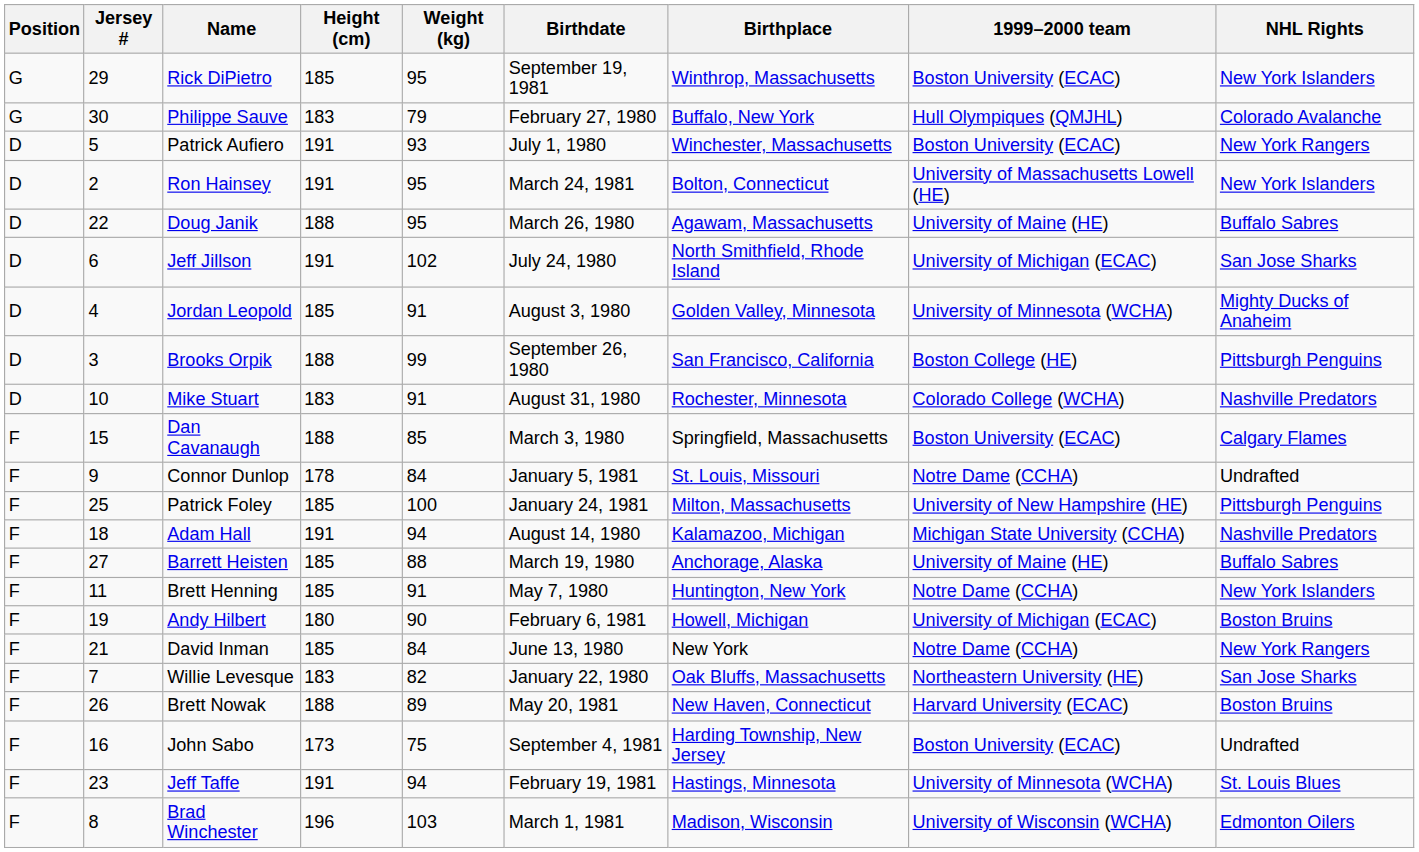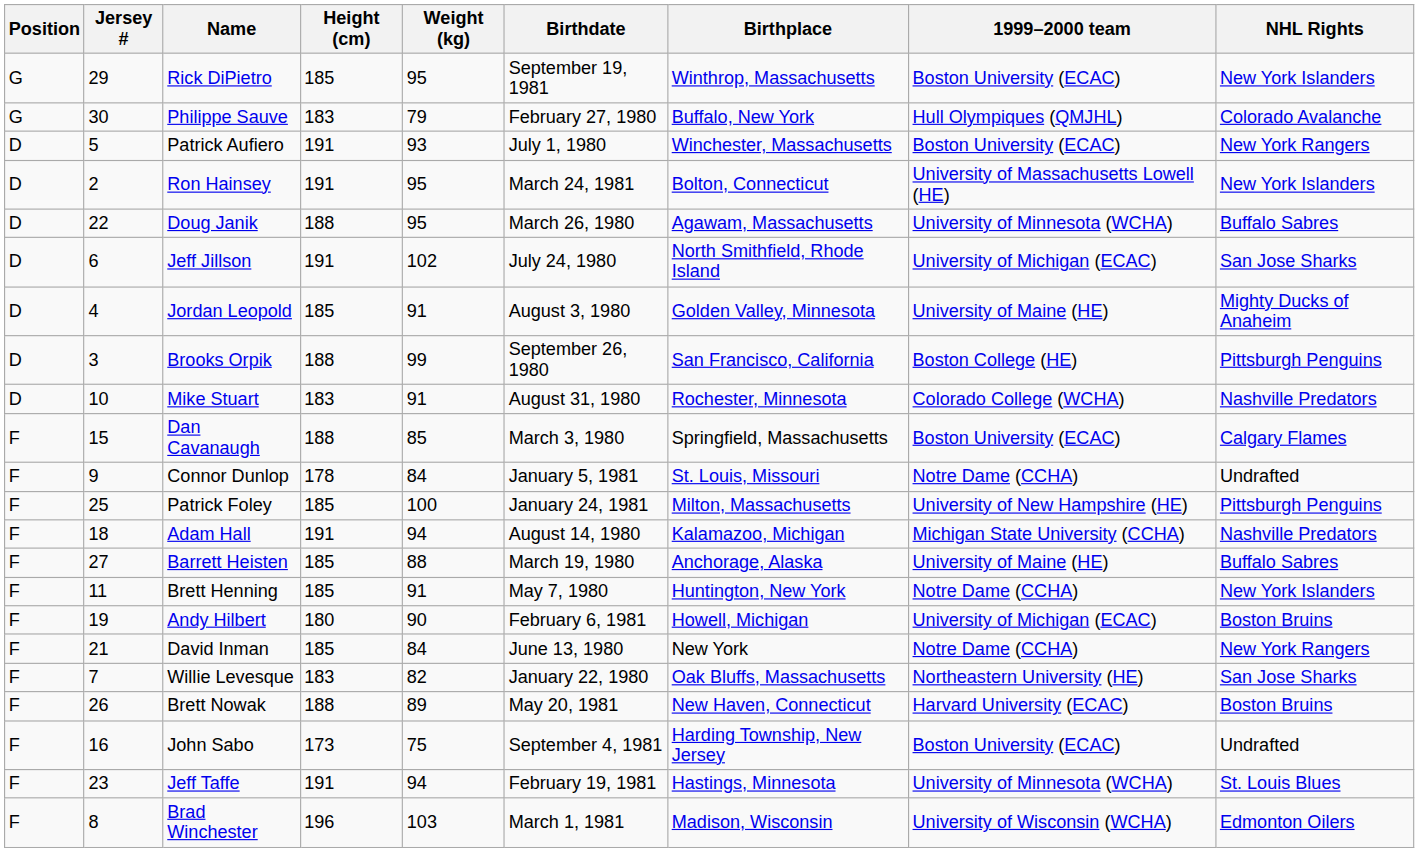(1011, 223) University of Maine (HE) -> (1043, 223) University of Minnesota (WCHA)
(1043, 311) University of Minnesota (WCHA) -> (1011, 311) University of Maine (HE)
